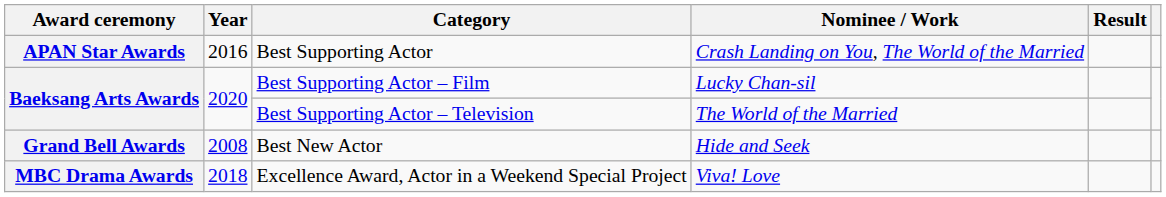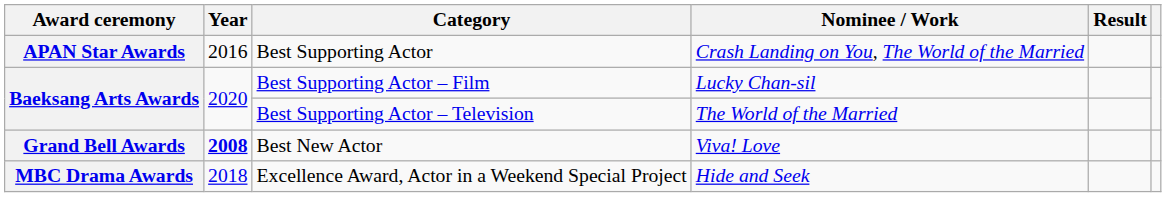(228, 144) normal -> (228, 144) bold
(753, 144) Hide and Seek -> (738, 144) Viva! Love
(738, 176) Viva! Love -> (753, 176) Hide and Seek
